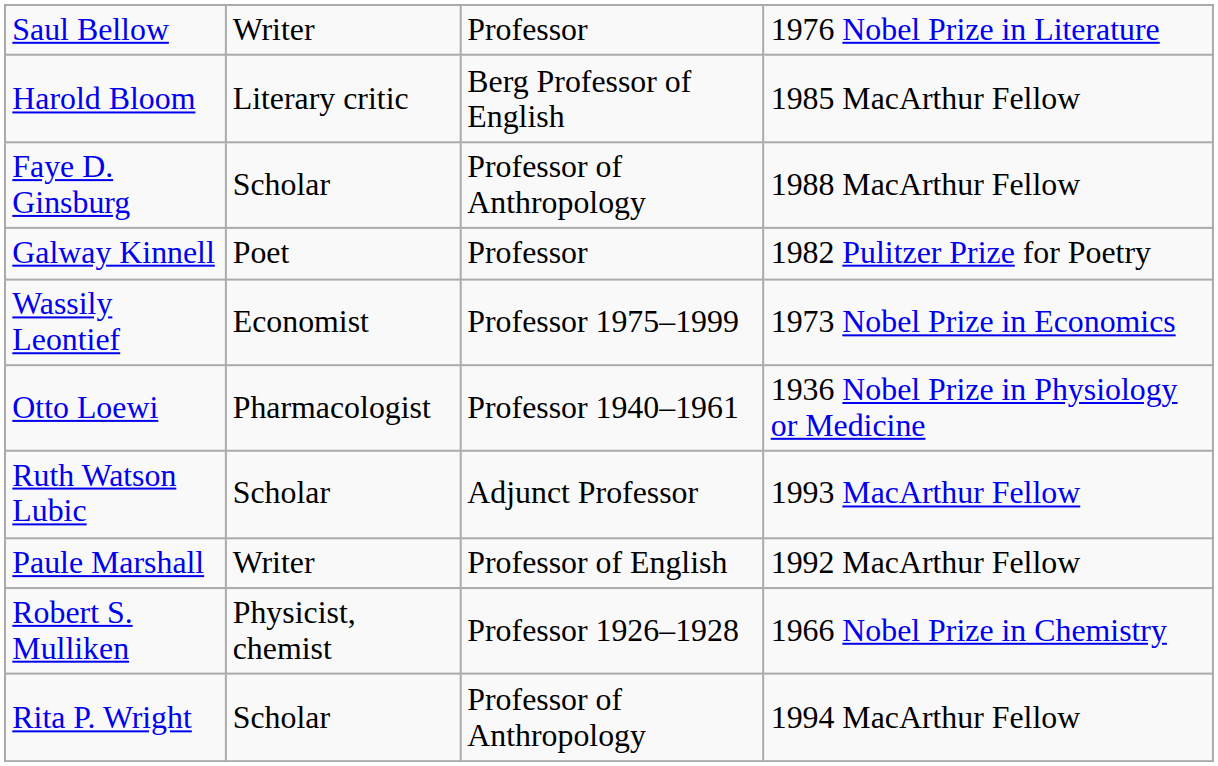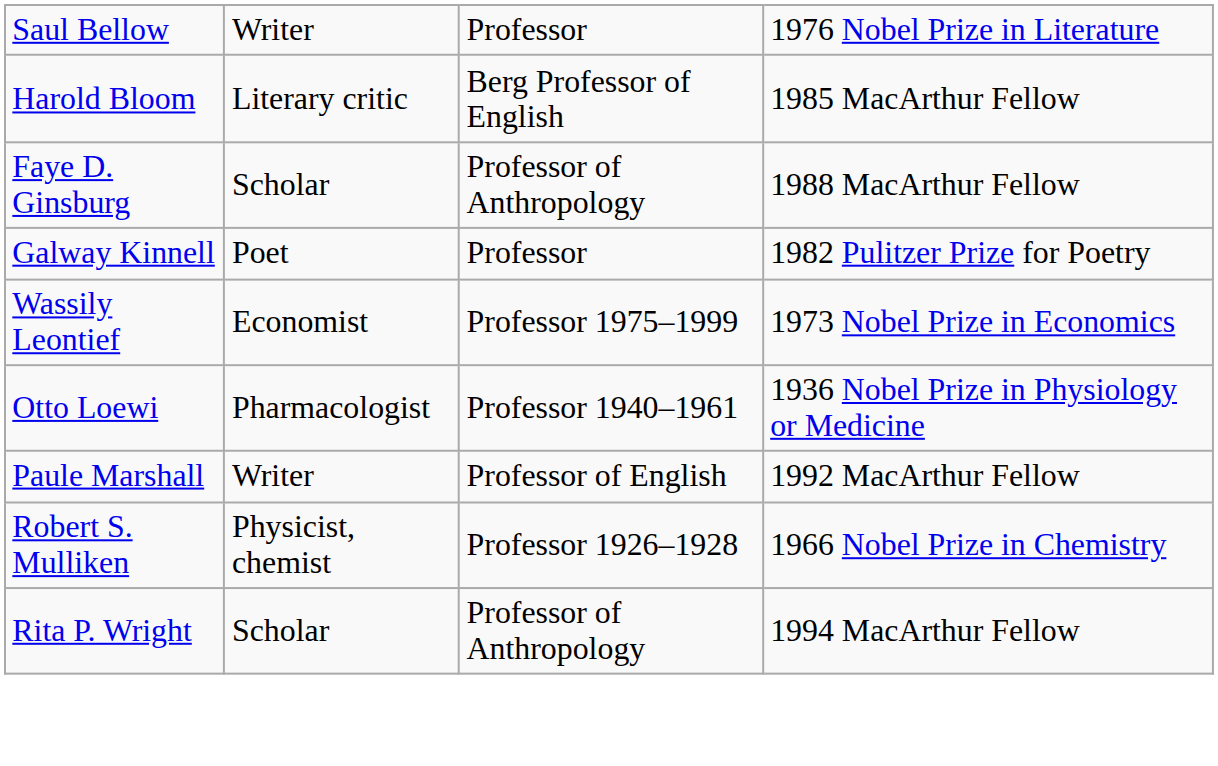- row: (94, 493)
